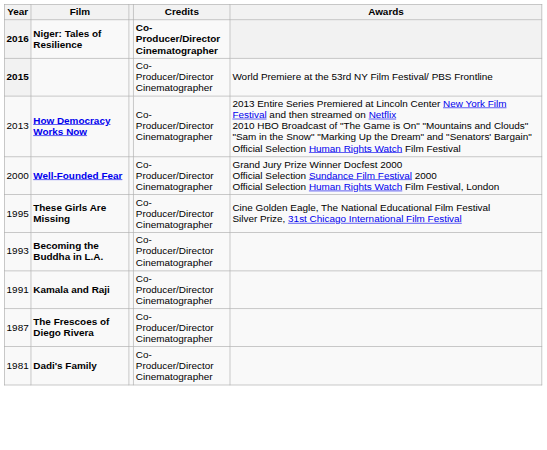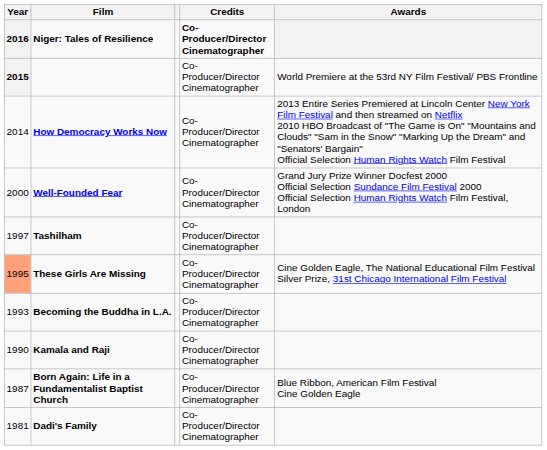(18, 126) 2013 -> (18, 132) 2014
+ row: (57, 236)
(18, 213) no background -> (18, 274) lightsalmon background
(18, 289) 1991 -> (18, 350) 1990
+ row: (88, 388)
- row: (71, 327)
